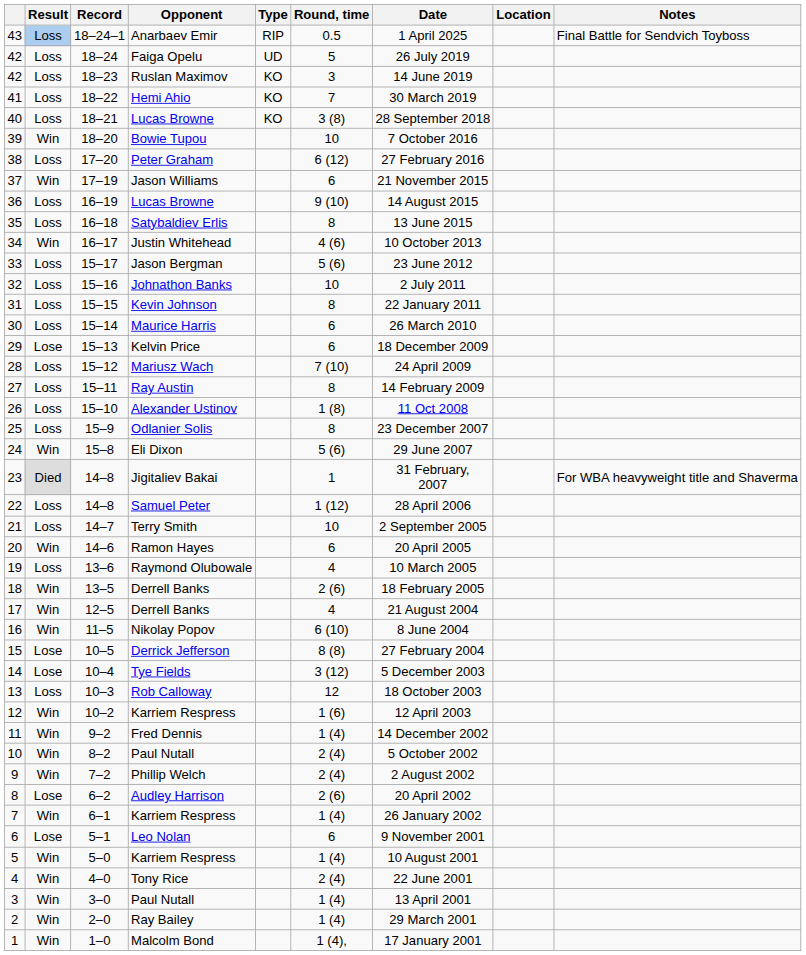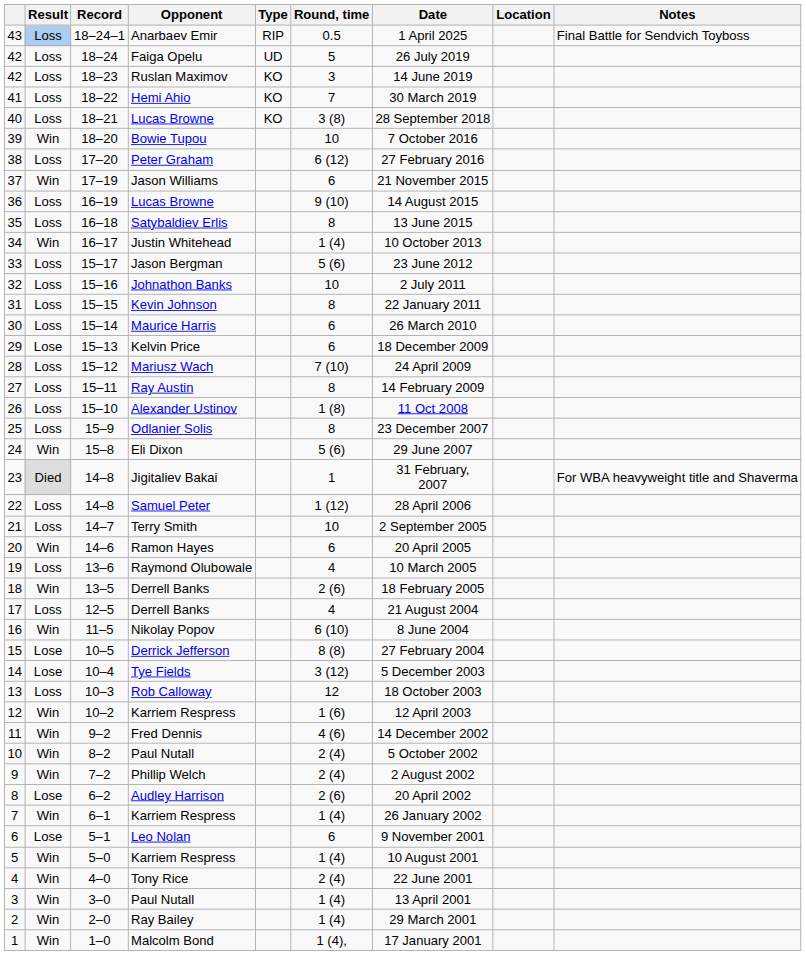(332, 243) 4 (6) -> (332, 243) 1 (4)
(48, 609) Win -> (48, 609) Loss
(332, 733) 1 (4) -> (332, 733) 4 (6)
